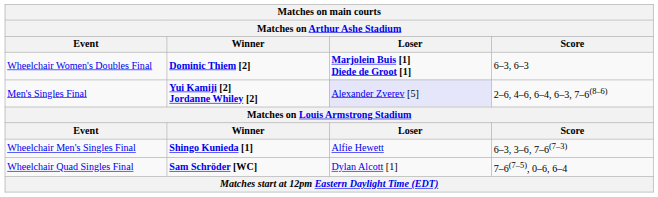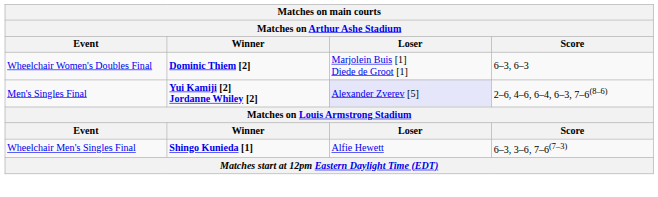(371, 66) bold -> (370, 66) normal
- row: (70, 167)
